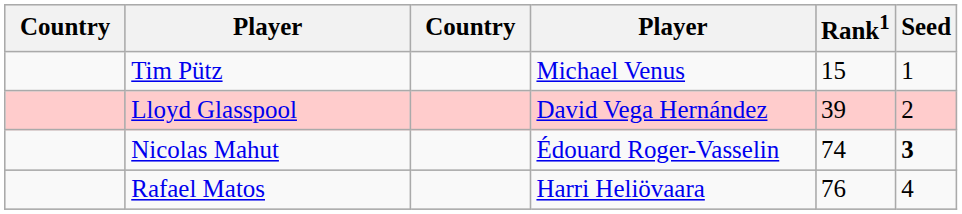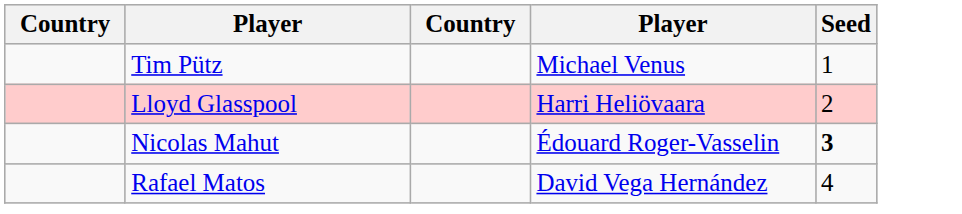- column: (855, 27)
(652, 110) David Vega Hernández -> (621, 103) Harri Heliövaara
(621, 189) Harri Heliövaara -> (652, 182) David Vega Hernández
